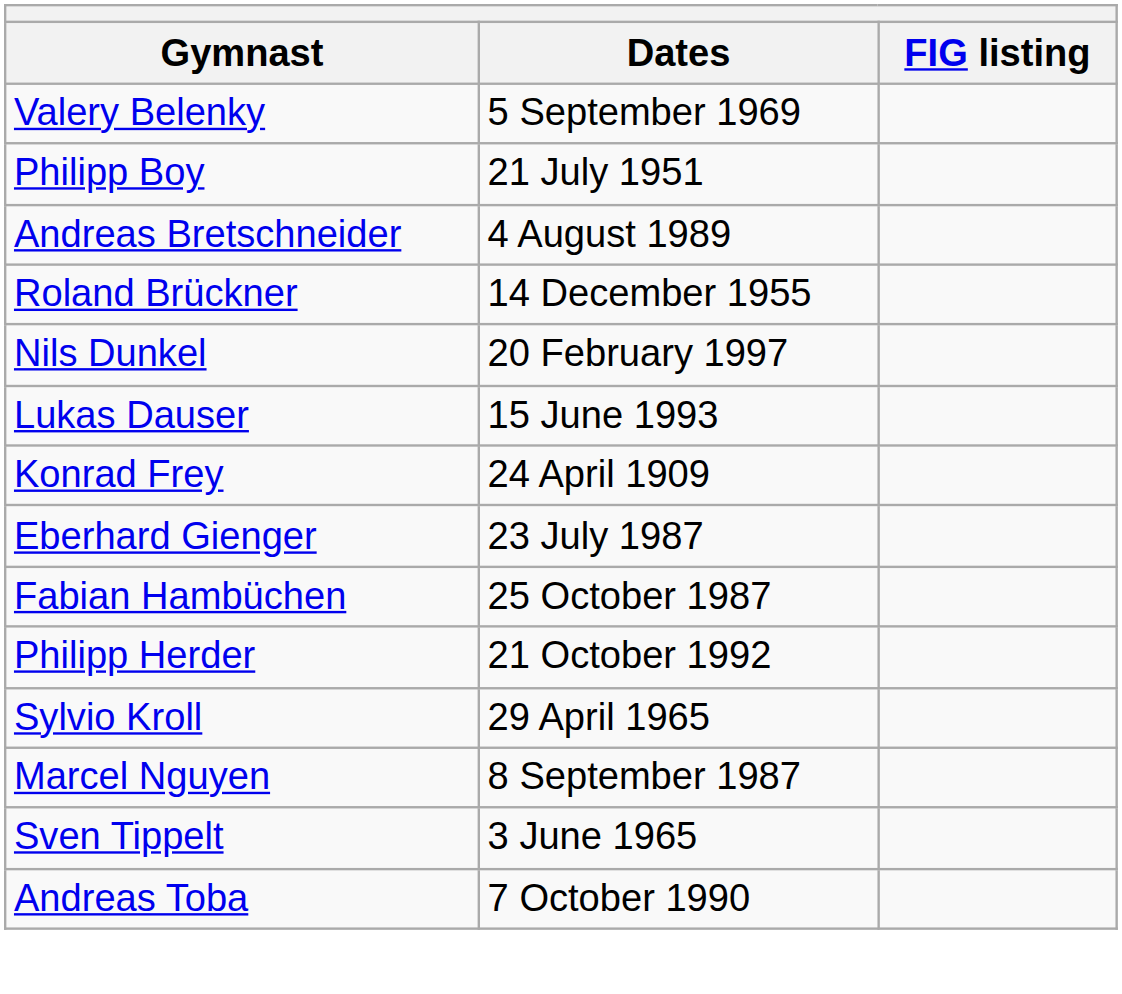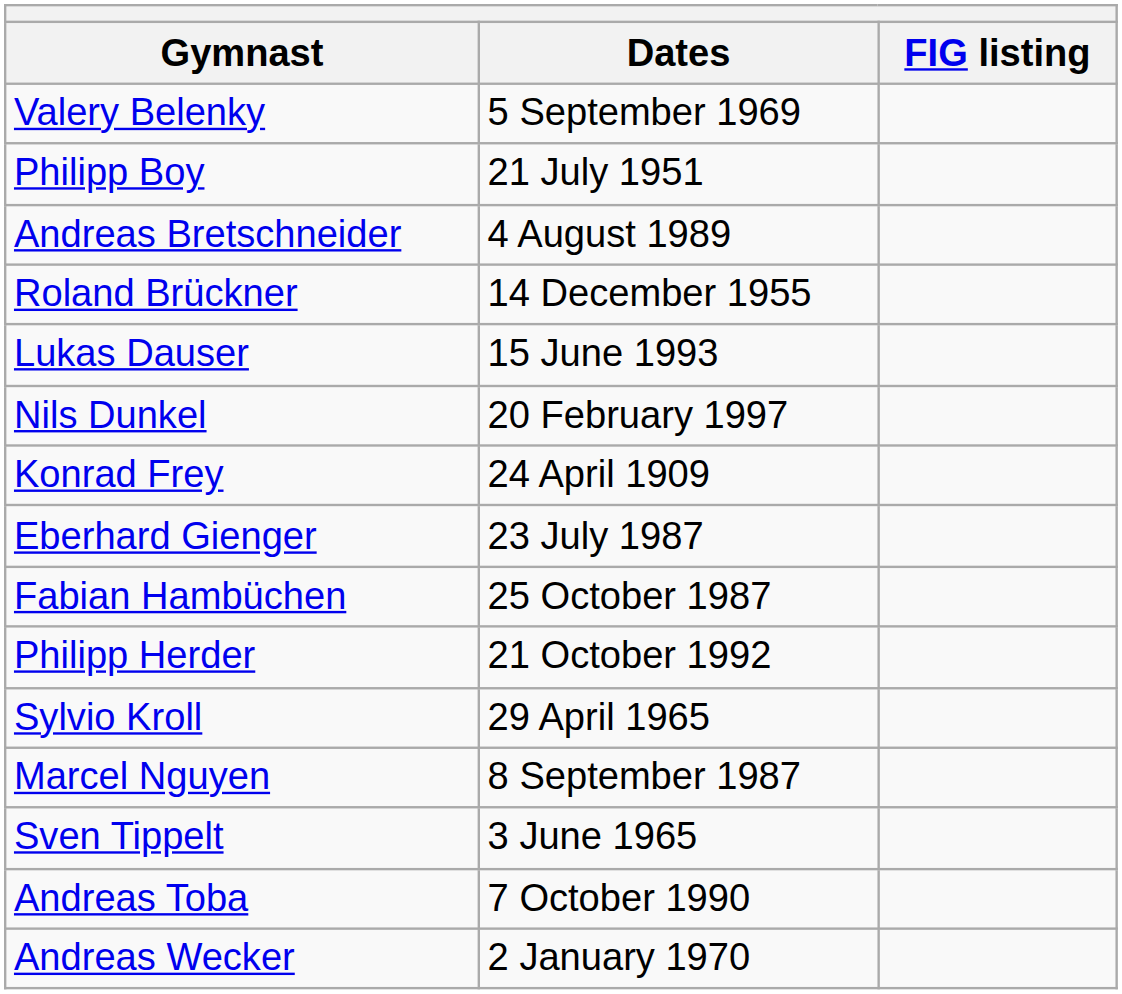rows swapped: (131, 414) <-> (110, 354)
+ row: (154, 958)
